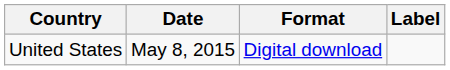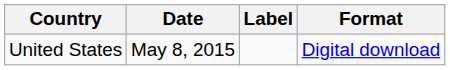columns swapped: (313, 19) <-> (416, 19)
